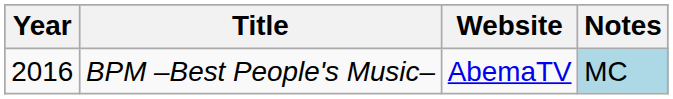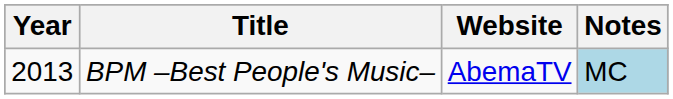(42, 70) 2016 -> (42, 70) 2013
